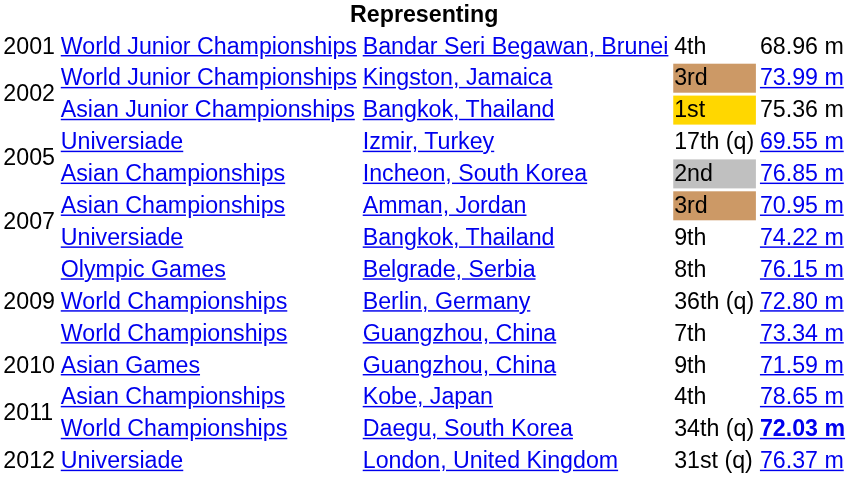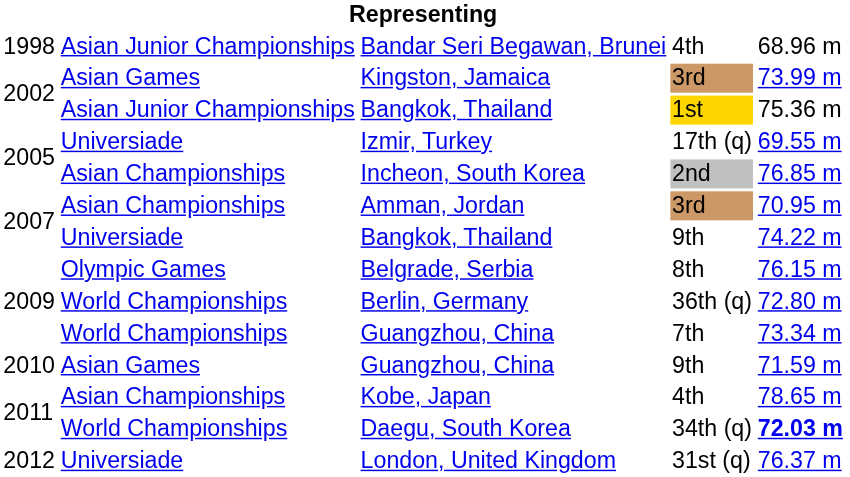(29, 46) 2001 -> (29, 46) 1998
(209, 46) World Junior Championships -> (208, 46) Asian Junior Championships
(209, 77) World Junior Championships -> (130, 77) Asian Games
